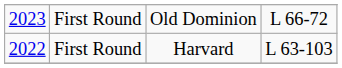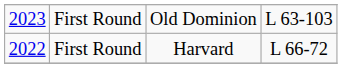(299, 19) L 66-72 -> (299, 19) L 63-103
(299, 48) L 63-103 -> (299, 48) L 66-72
